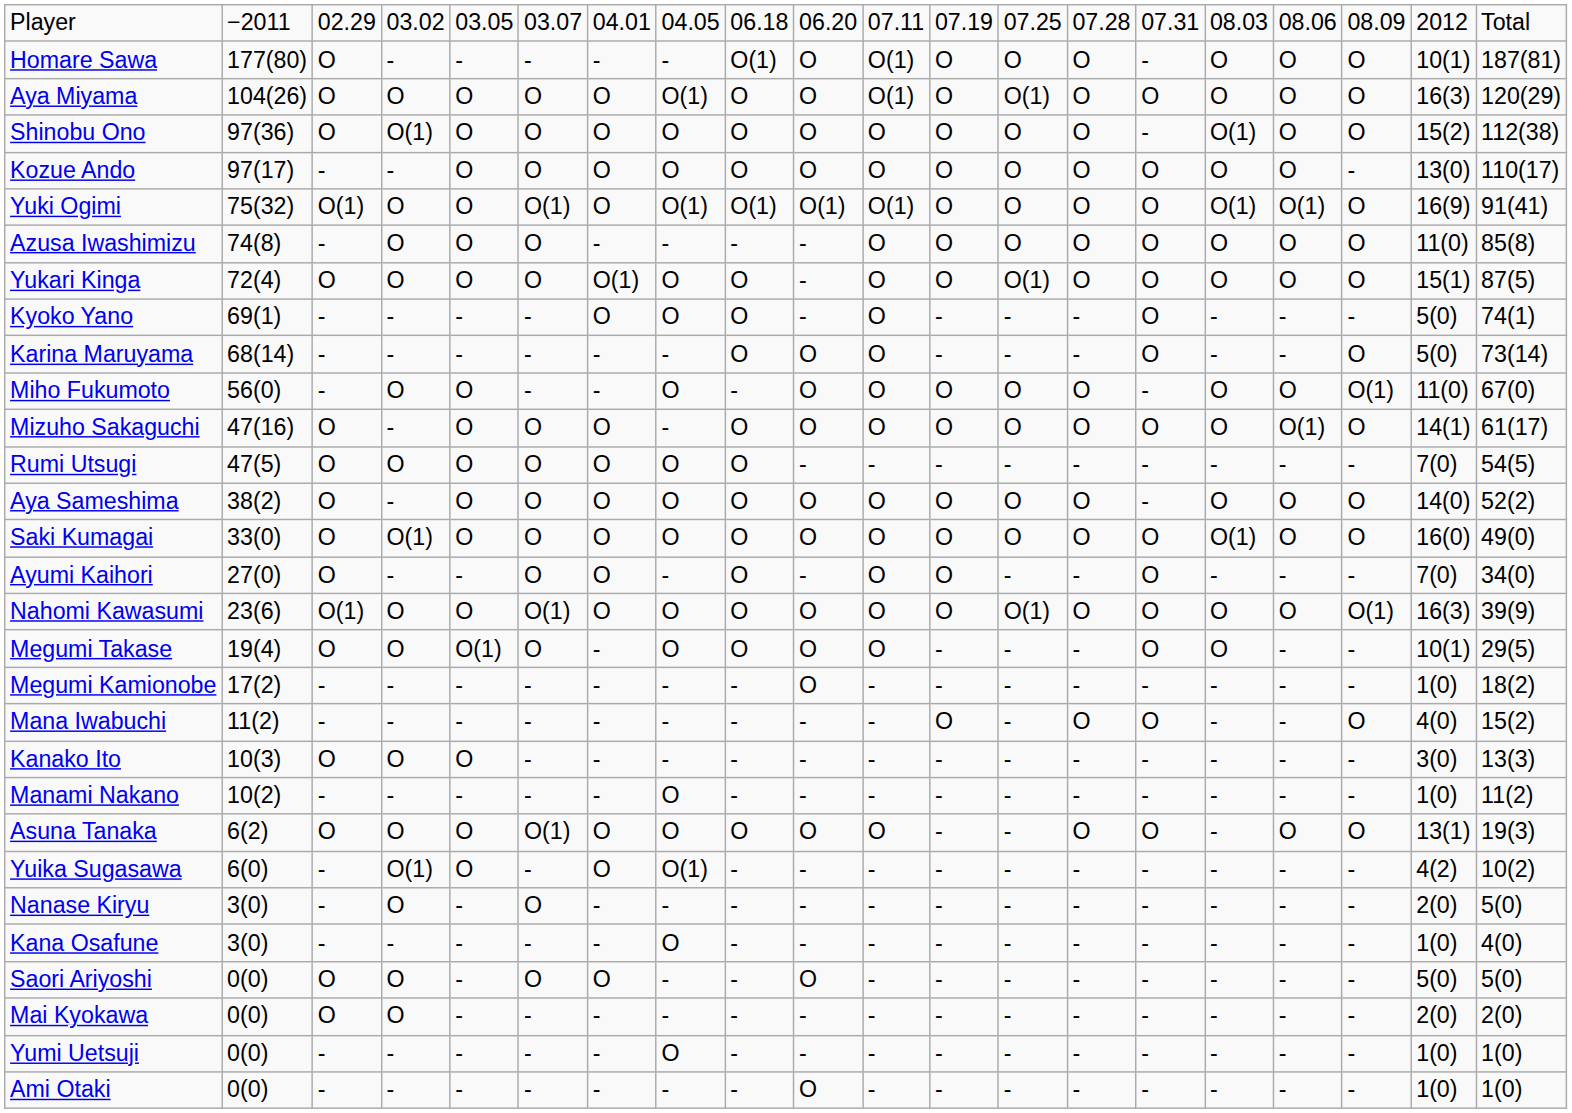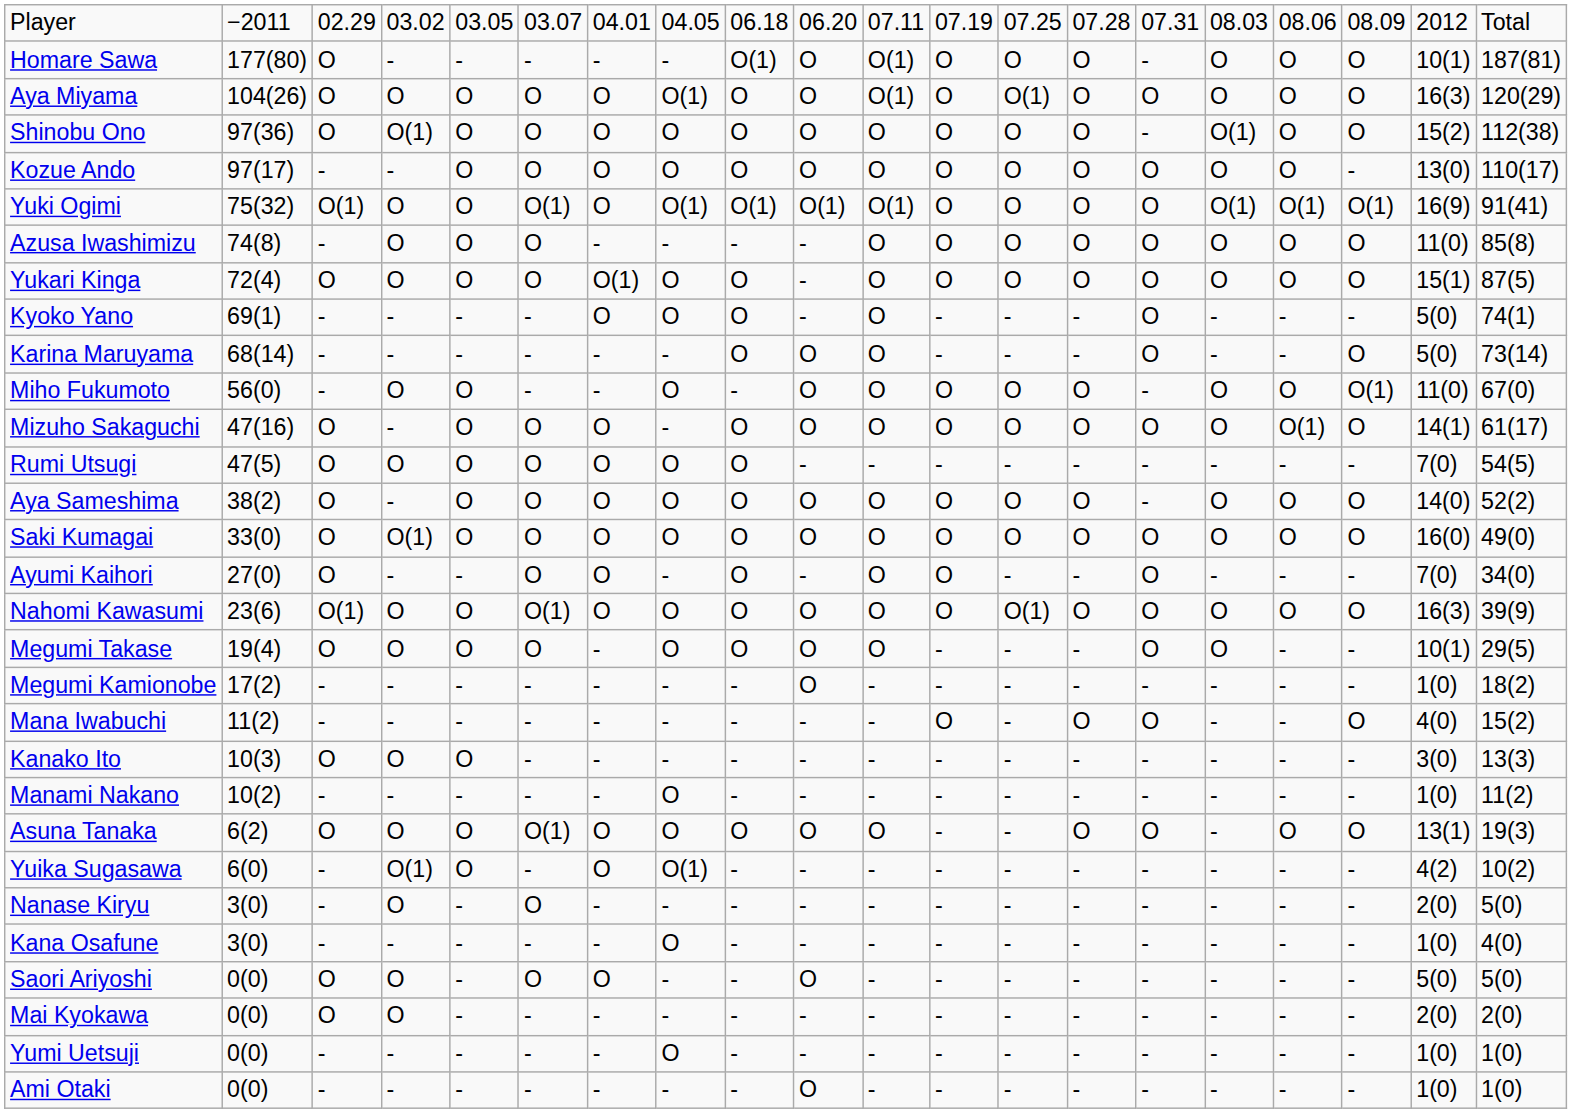(1356, 206) O -> (1371, 206) O(1)
(1027, 280) O(1) -> (1013, 280) O
(1233, 538) O(1) -> (1219, 538) O
(1371, 611) O(1) -> (1356, 611) O
(478, 648) O(1) -> (464, 648) O
